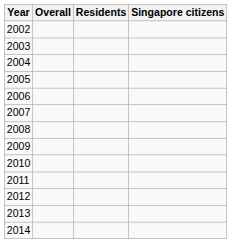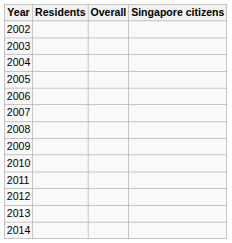columns swapped: (53, 12) <-> (101, 12)
